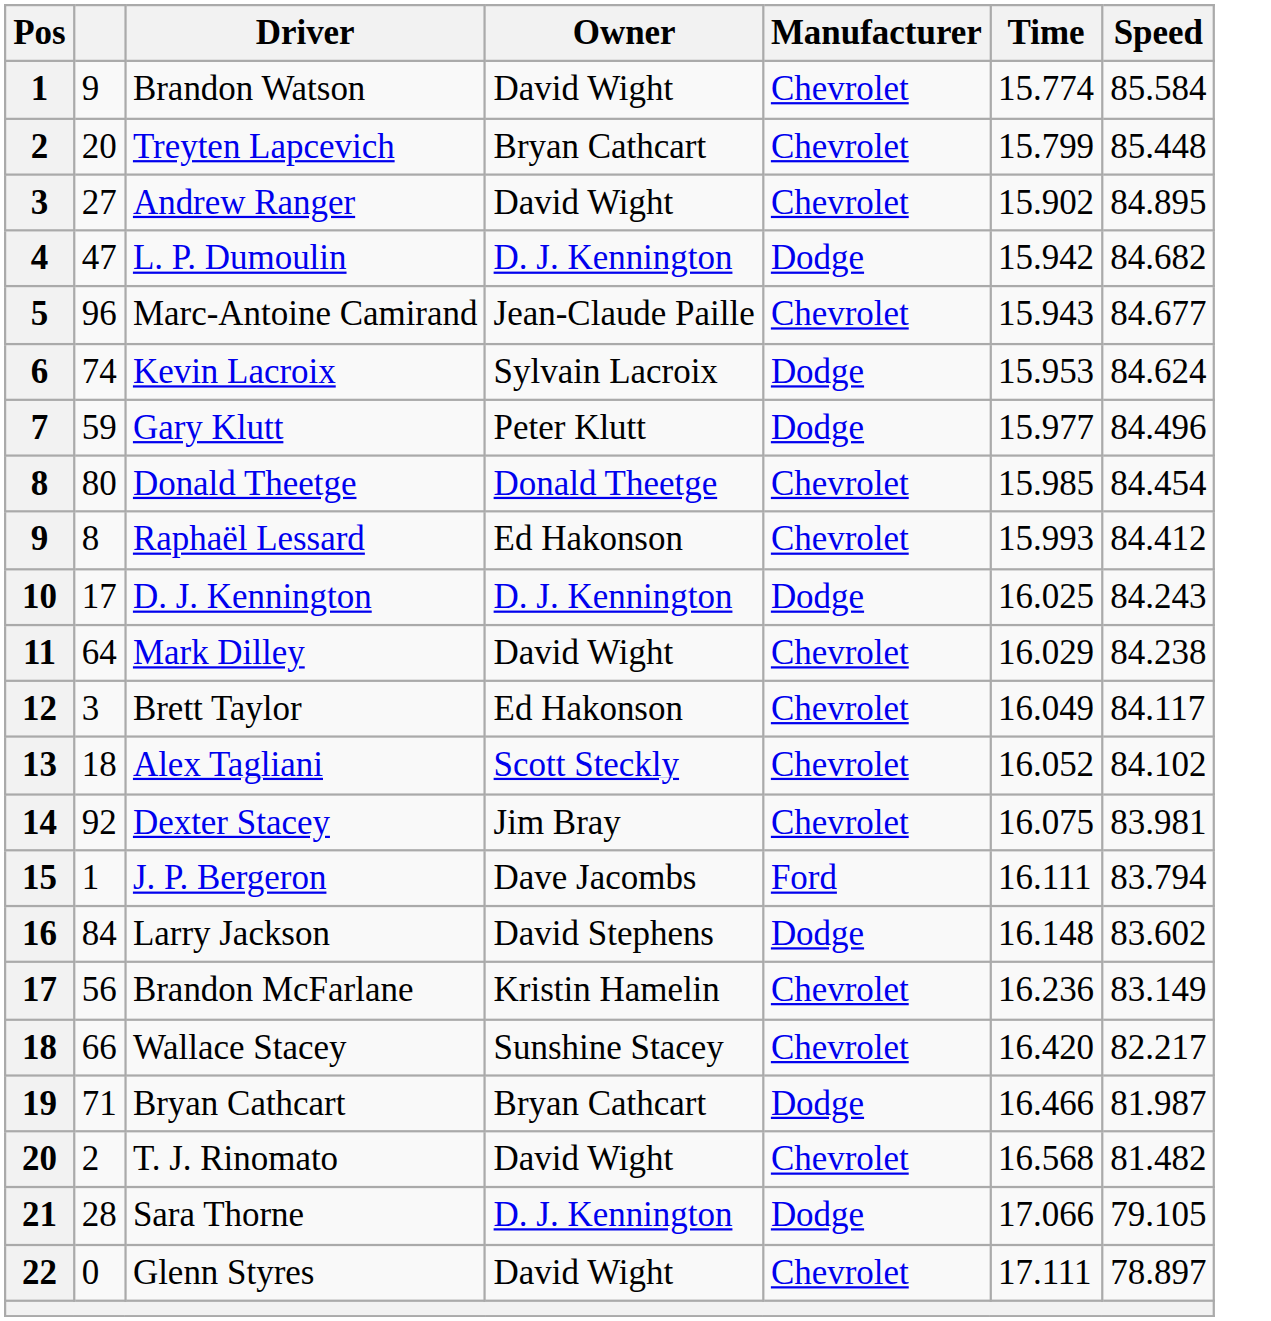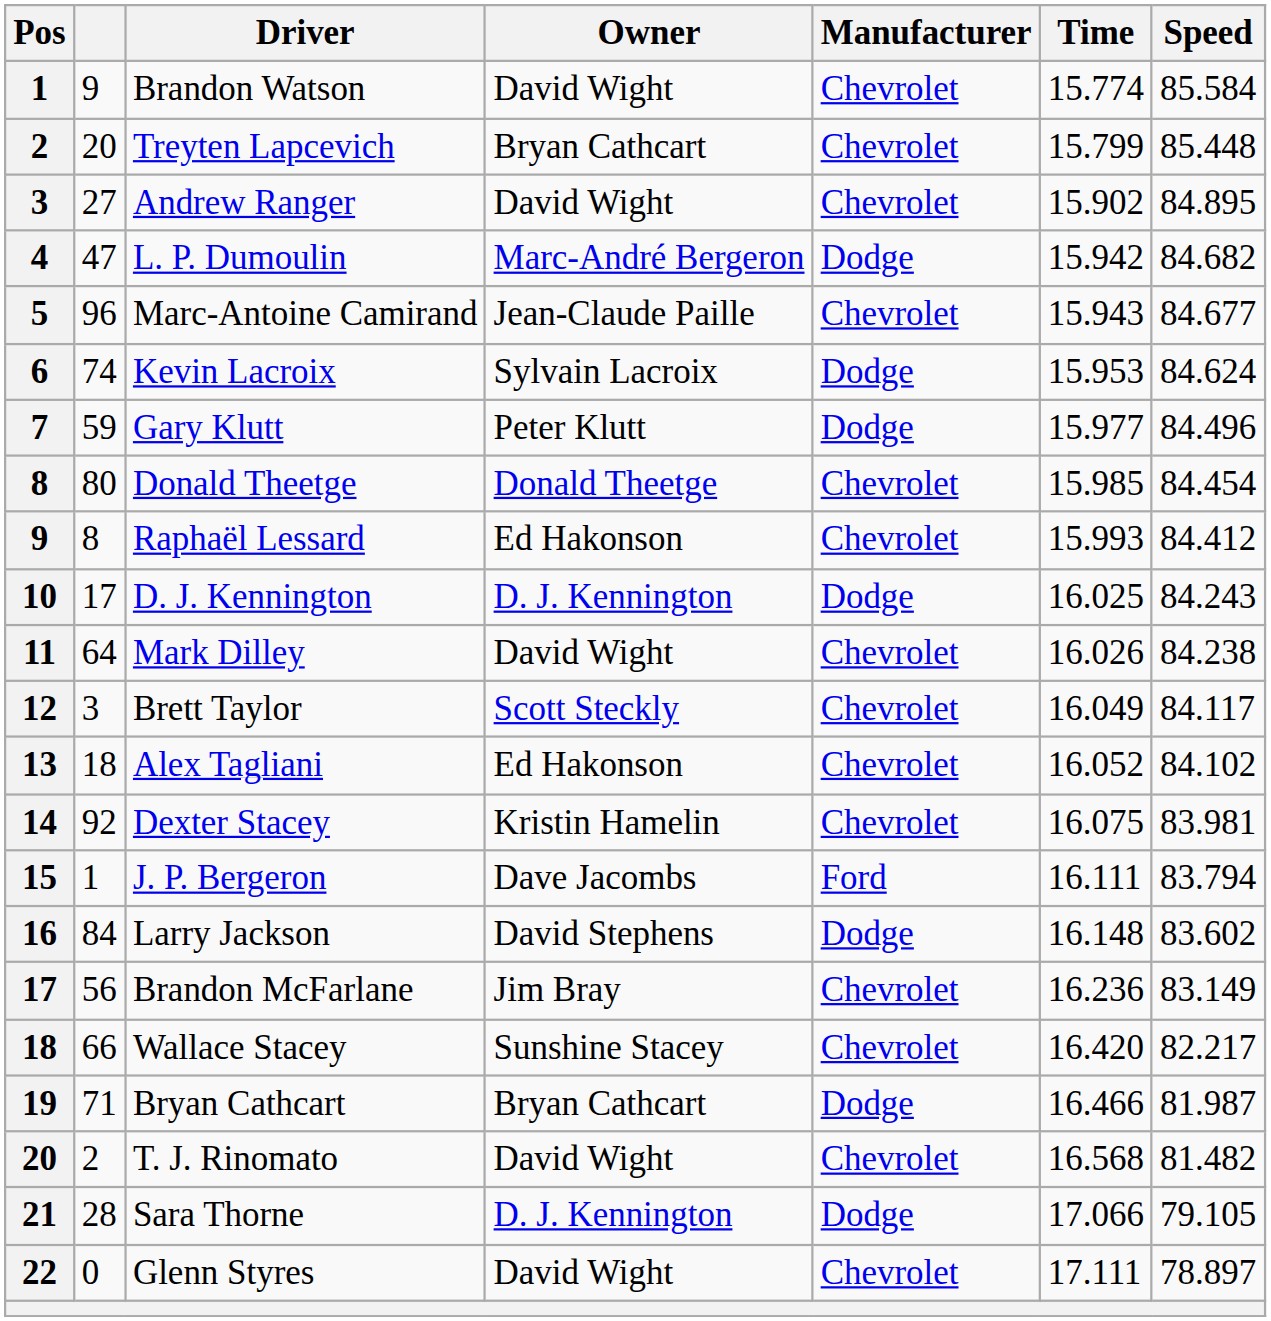(613, 257) D. J. Kennington -> (649, 257) Marc-André Bergeron
(1046, 651) 16.029 -> (1096, 651) 16.026
(588, 708) Ed Hakonson -> (586, 708) Scott Steckly
(586, 764) Scott Steckly -> (588, 764) Ed Hakonson
(557, 820) Jim Bray -> (607, 820) Kristin Hamelin
(607, 989) Kristin Hamelin -> (557, 989) Jim Bray
